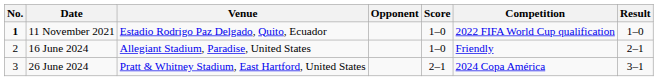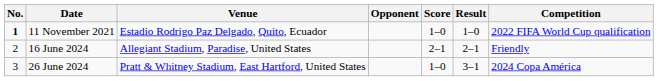columns swapped: (635, 13) <-> (535, 13)
(437, 48) 1–0 -> (437, 48) 2–1
(437, 66) 2–1 -> (437, 66) 1–0
